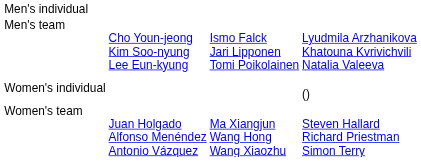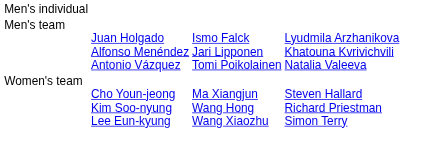(151, 51) Cho Youn-jeong Kim Soo-nyung Lee Eun-kyung -> (140, 51) Juan Holgado Alfonso Menéndez Antonio Vázquez
- row: (55, 88)
(158, 137) Juan Holgado Alfonso Menéndez Antonio Vázquez -> (133, 108) Cho Youn-jeong Kim Soo-nyung Lee Eun-kyung
